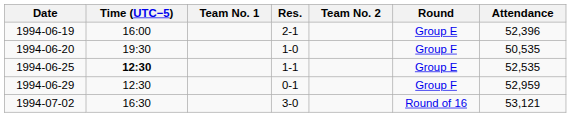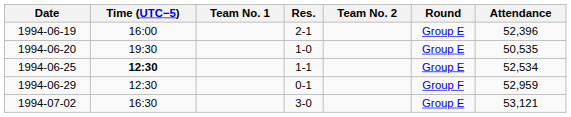(436, 49) Group F -> (443, 49) Group E
(523, 67) 52,535 -> (521, 67) 52,534
(436, 103) Round of 16 -> (443, 103) Group E
